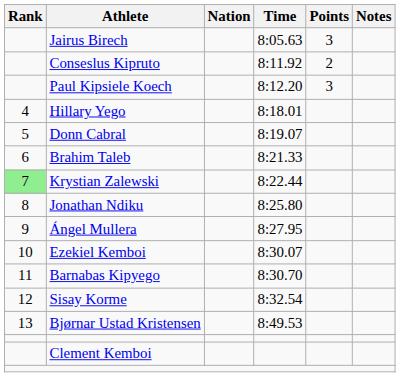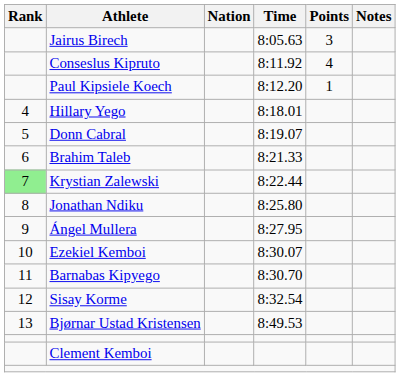(329, 63) 2 -> (329, 63) 4
(329, 87) 3 -> (329, 87) 1
